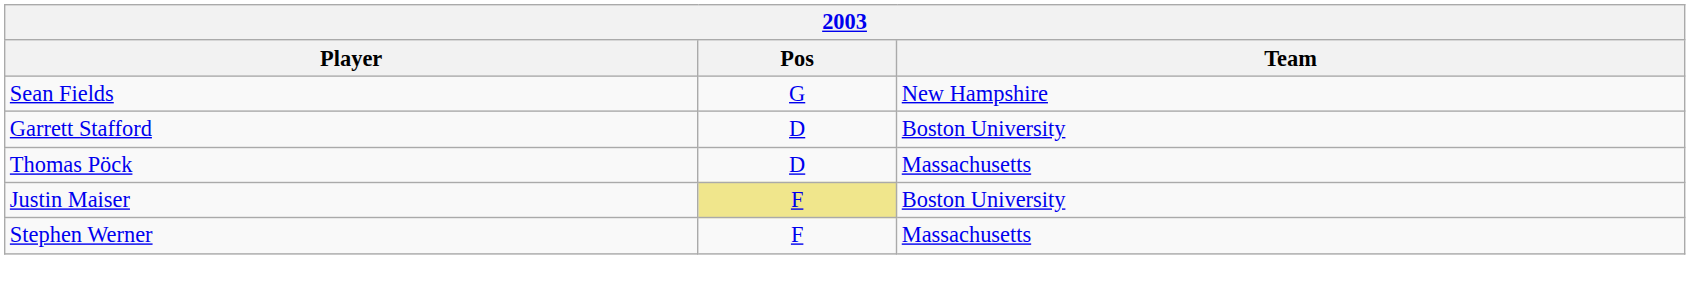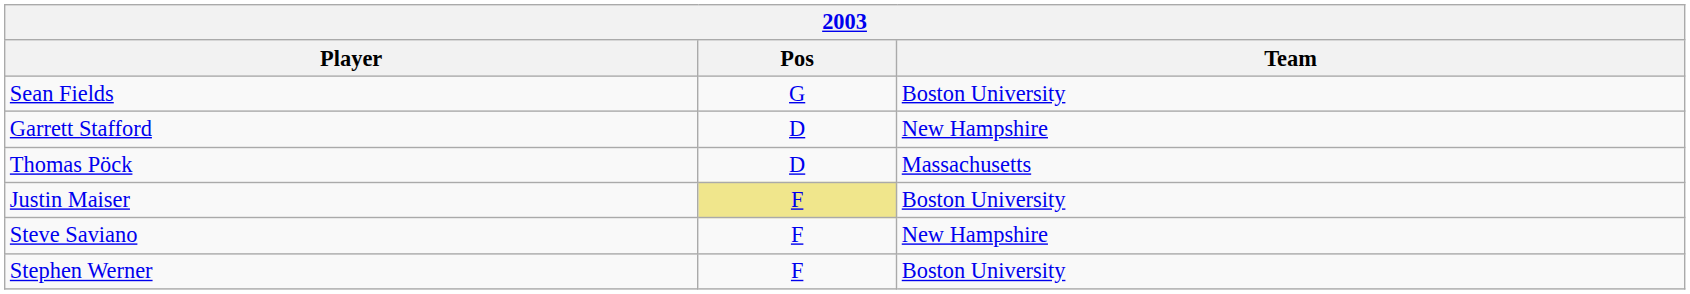(975, 93) New Hampshire -> (984, 93) Boston University
(984, 128) Boston University -> (975, 128) New Hampshire
+ row: (74, 235)
(966, 235) Massachusetts -> (984, 270) Boston University
